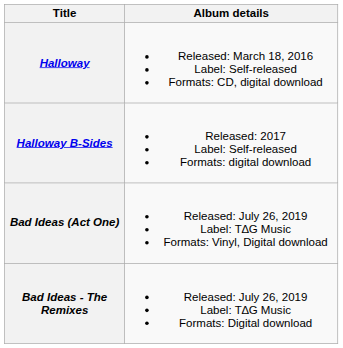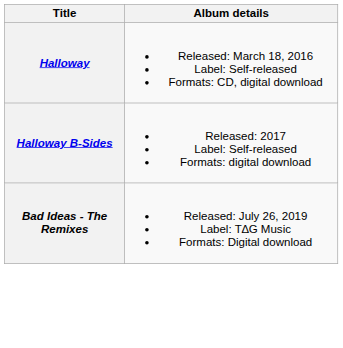- row: (65, 223)
